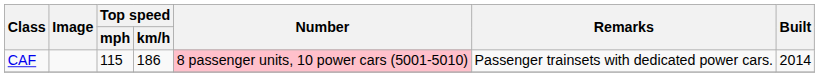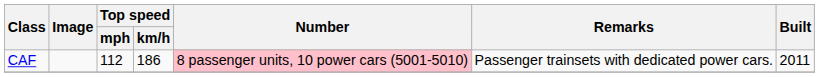(111, 60) 115 -> (111, 60) 112
(795, 60) 2014 -> (795, 60) 2011
